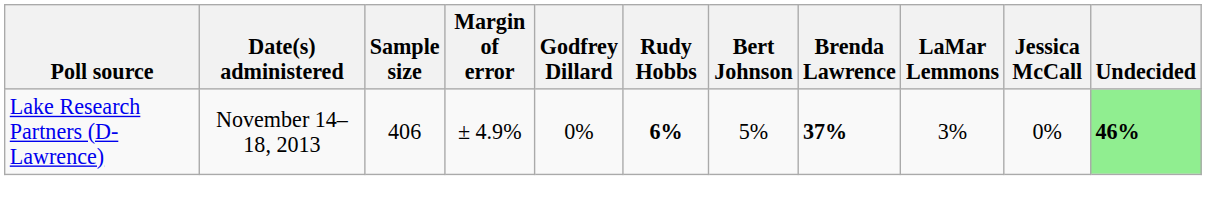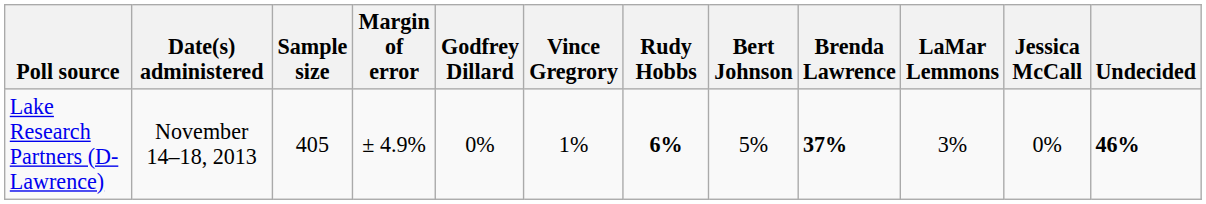+ column: (574, 59)
(405, 131) 406 -> (312, 143) 405
(1118, 131) lightgreen background -> (1117, 143) no background
